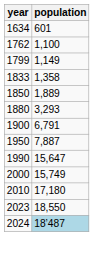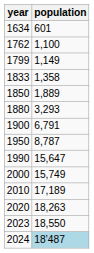(47, 142) 7,887 -> (47, 142) 8,787
(50, 191) 17,180 -> (50, 191) 17,189
+ row: (18, 207)
